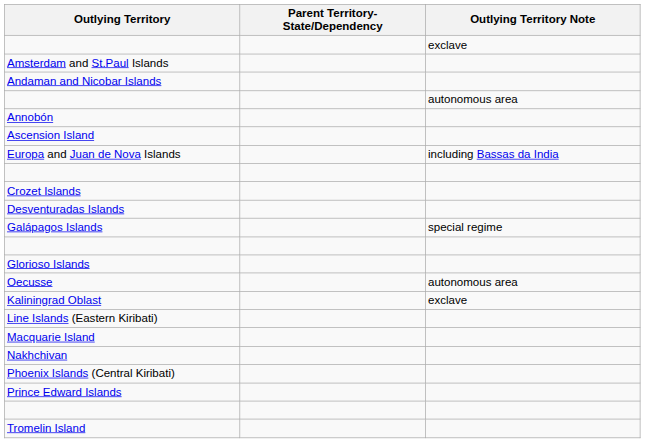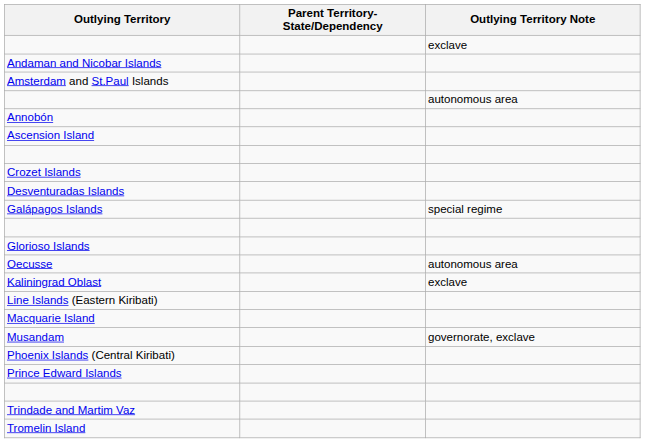rows swapped: (88, 63) <-> (84, 81)
- row: (94, 154)
+ row: (36, 337)
- row: (37, 355)
+ row: (71, 410)
